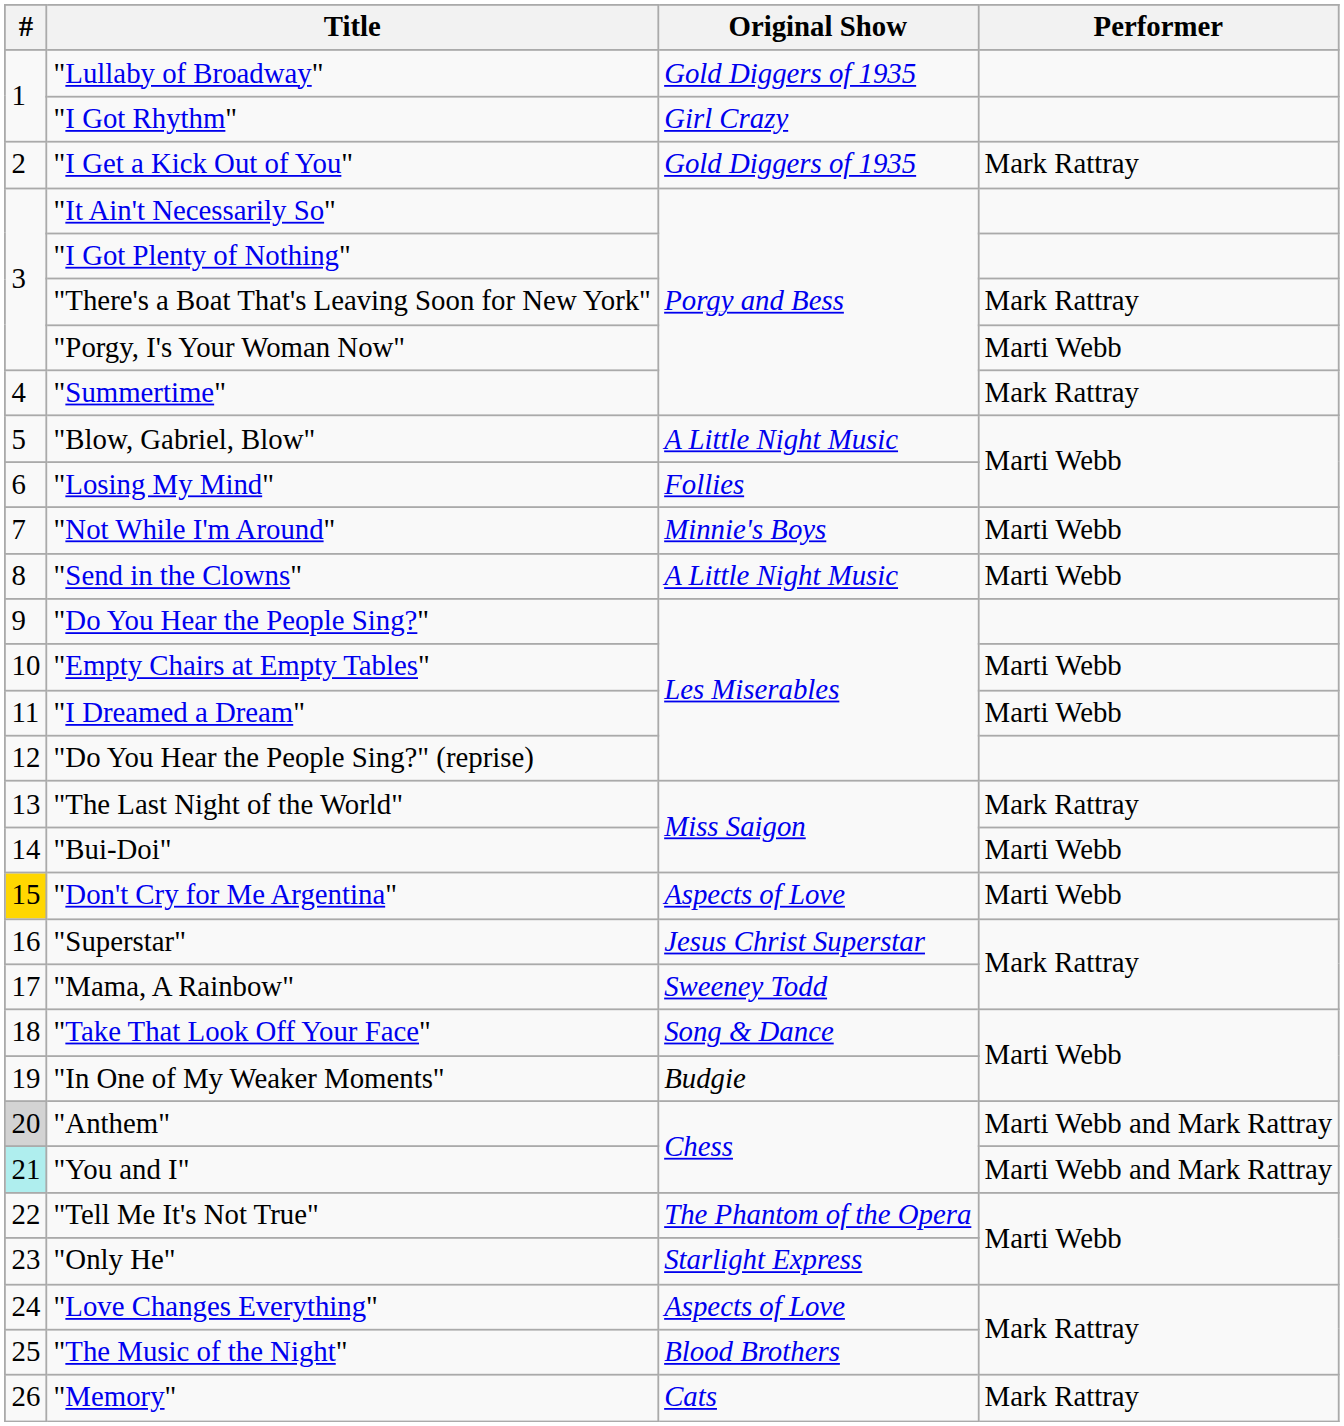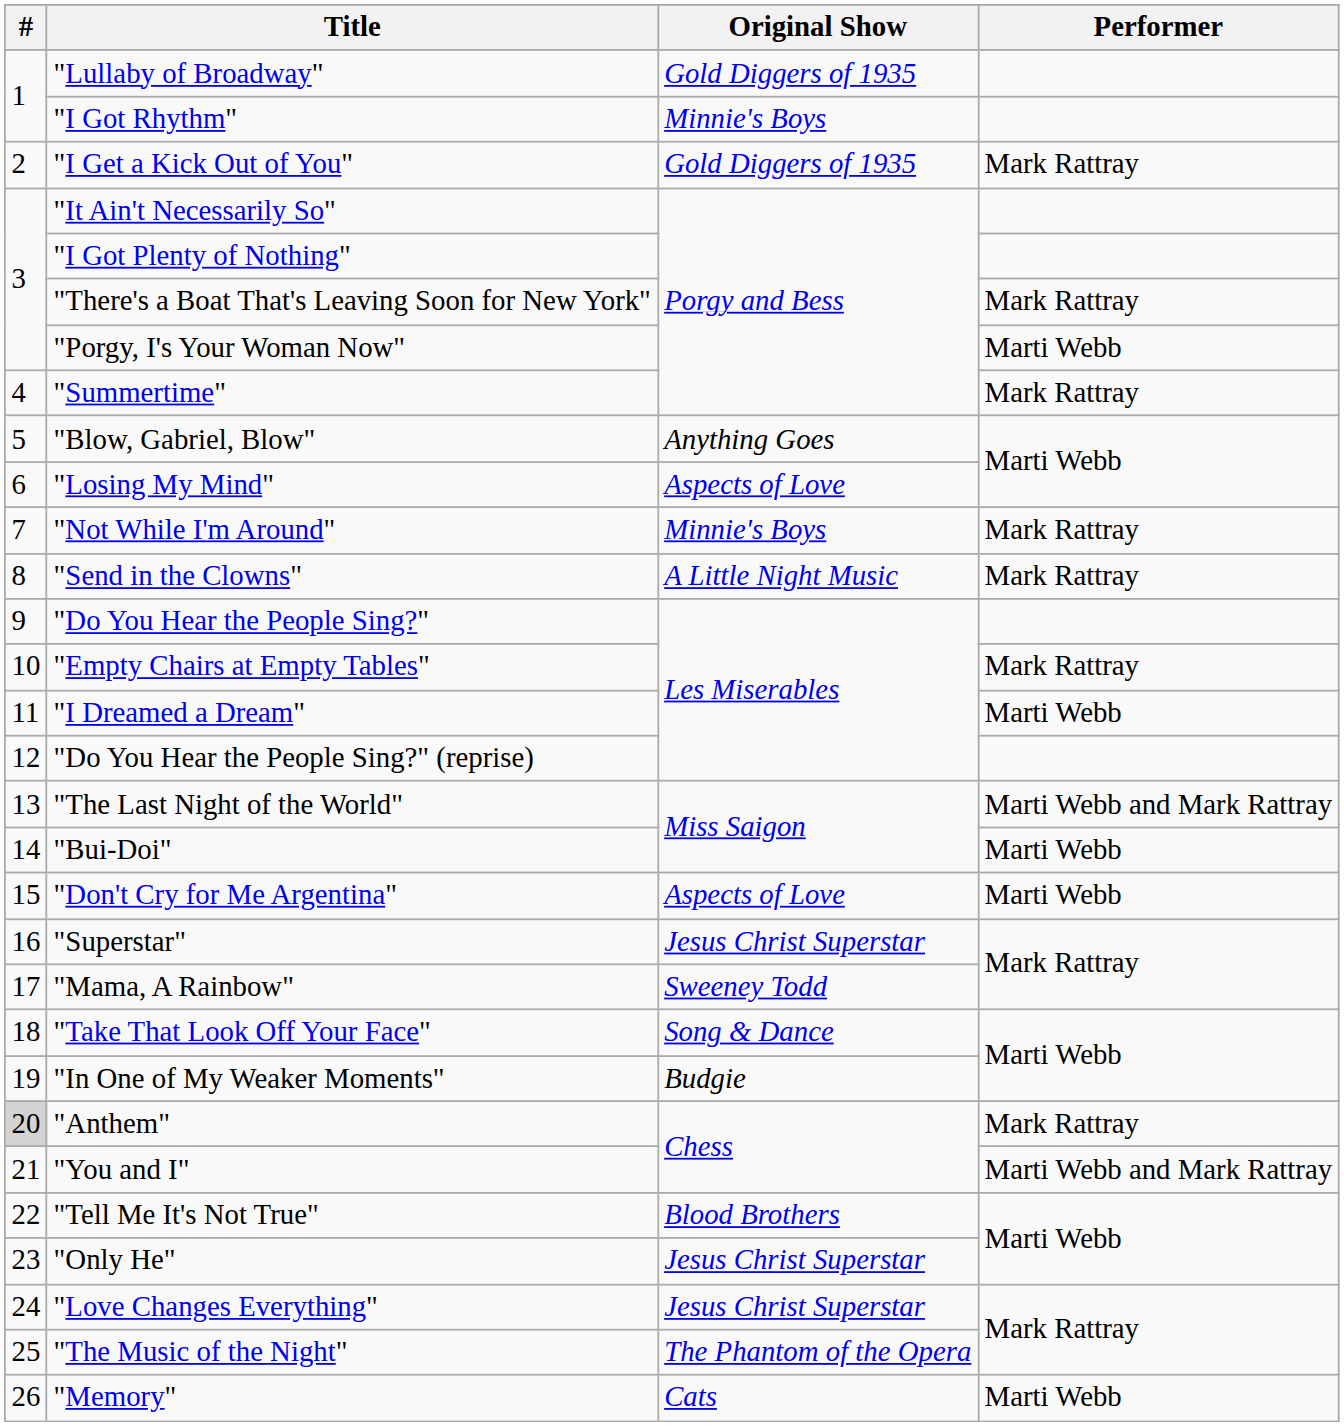(726, 118) Girl Crazy -> (745, 118) Minnie's Boys
(781, 438) A Little Night Music -> (749, 438) Anything Goes
(704, 484) Follies -> (755, 484) Aspects of Love
(1053, 529) Marti Webb -> (1062, 529) Mark Rattray
(1053, 575) Marti Webb -> (1062, 575) Mark Rattray
(1053, 666) Marti Webb -> (1062, 666) Mark Rattray
(1062, 803) Mark Rattray -> (1158, 803) Marti Webb and Mark Rattray
(26, 895) gold background -> (26, 895) no background
(1158, 1123) Marti Webb and Mark Rattray -> (1062, 1123) Mark Rattray
(26, 1169) paleturquoise background -> (26, 1169) no background
(818, 1214) The Phantom of the Opera -> (752, 1214) Blood Brothers
(763, 1260) Starlight Express -> (795, 1260) Jesus Christ Superstar
(755, 1306) Aspects of Love -> (795, 1306) Jesus Christ Superstar
(752, 1351) Blood Brothers -> (818, 1351) The Phantom of the Opera
(1062, 1397) Mark Rattray -> (1053, 1397) Marti Webb
